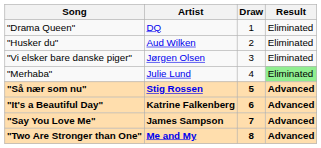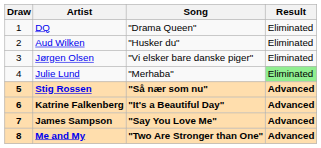columns swapped: (251, 12) <-> (74, 12)
